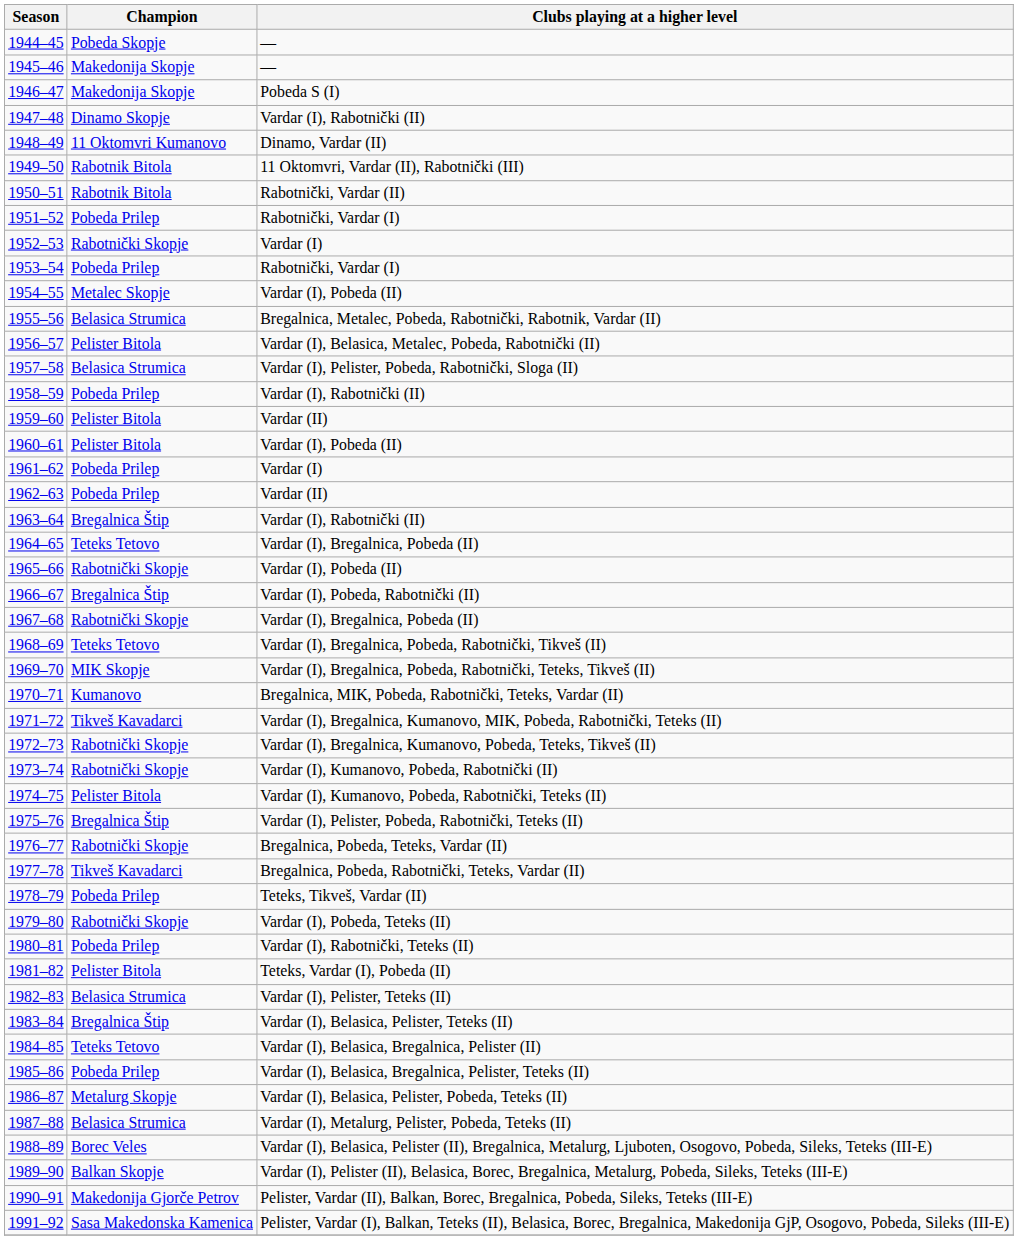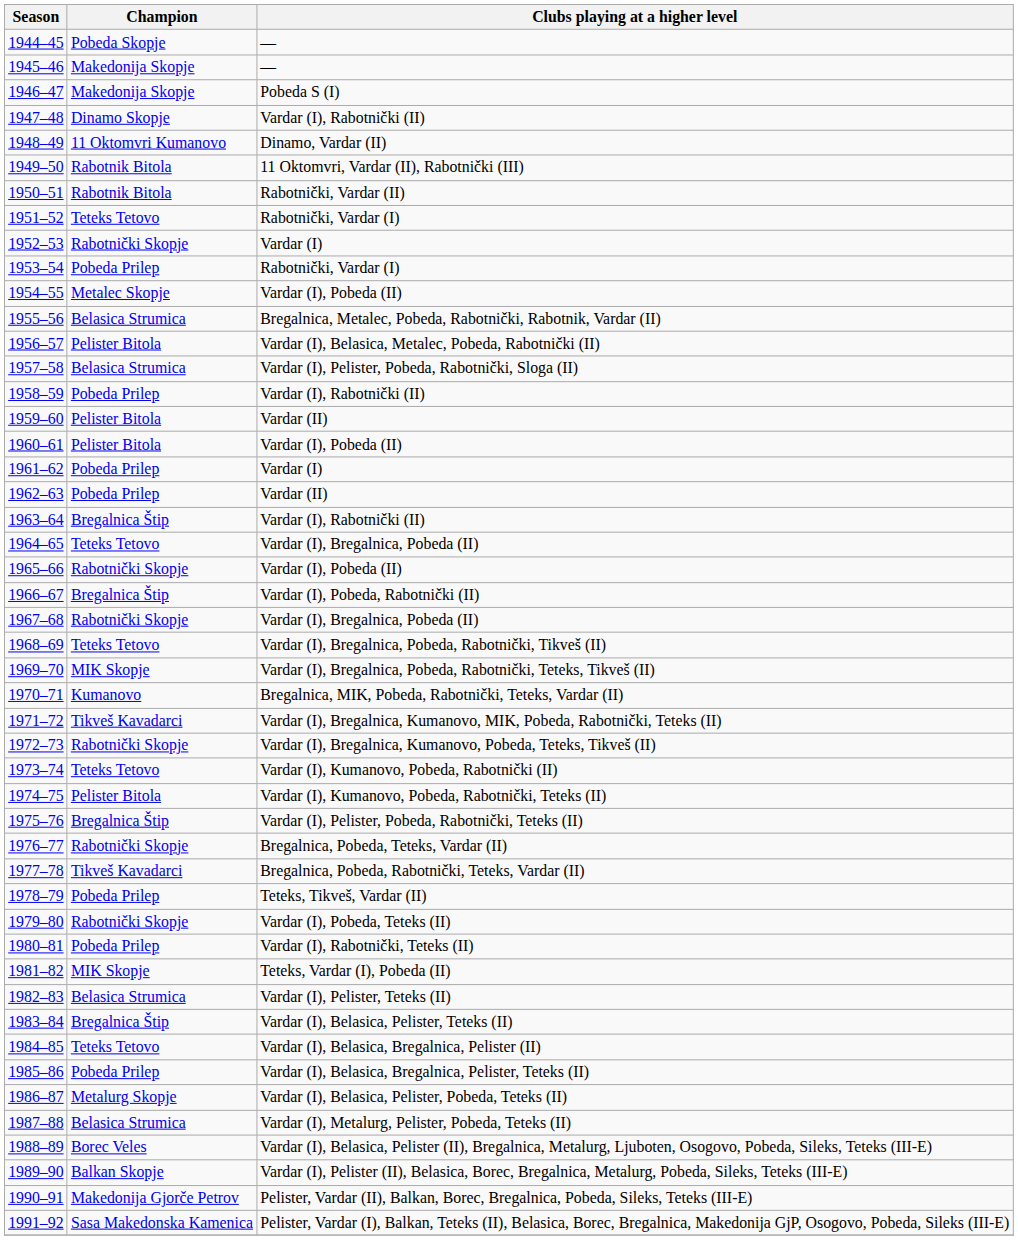(115, 218) Pobeda Prilep -> (115, 218) Teteks Tetovo
(130, 770) Rabotnički Skopje -> (115, 770) Teteks Tetovo
(116, 971) Pelister Bitola -> (110, 971) MIK Skopje
